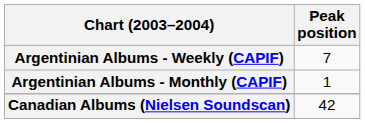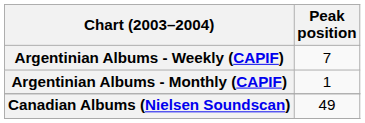(327, 105) 42 -> (327, 105) 49
